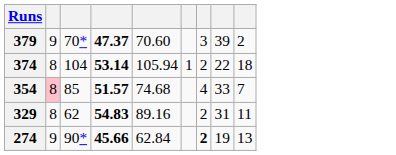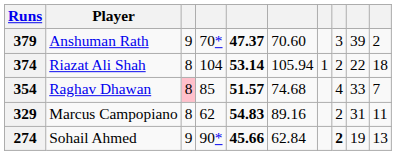+ column: (113, 16)
